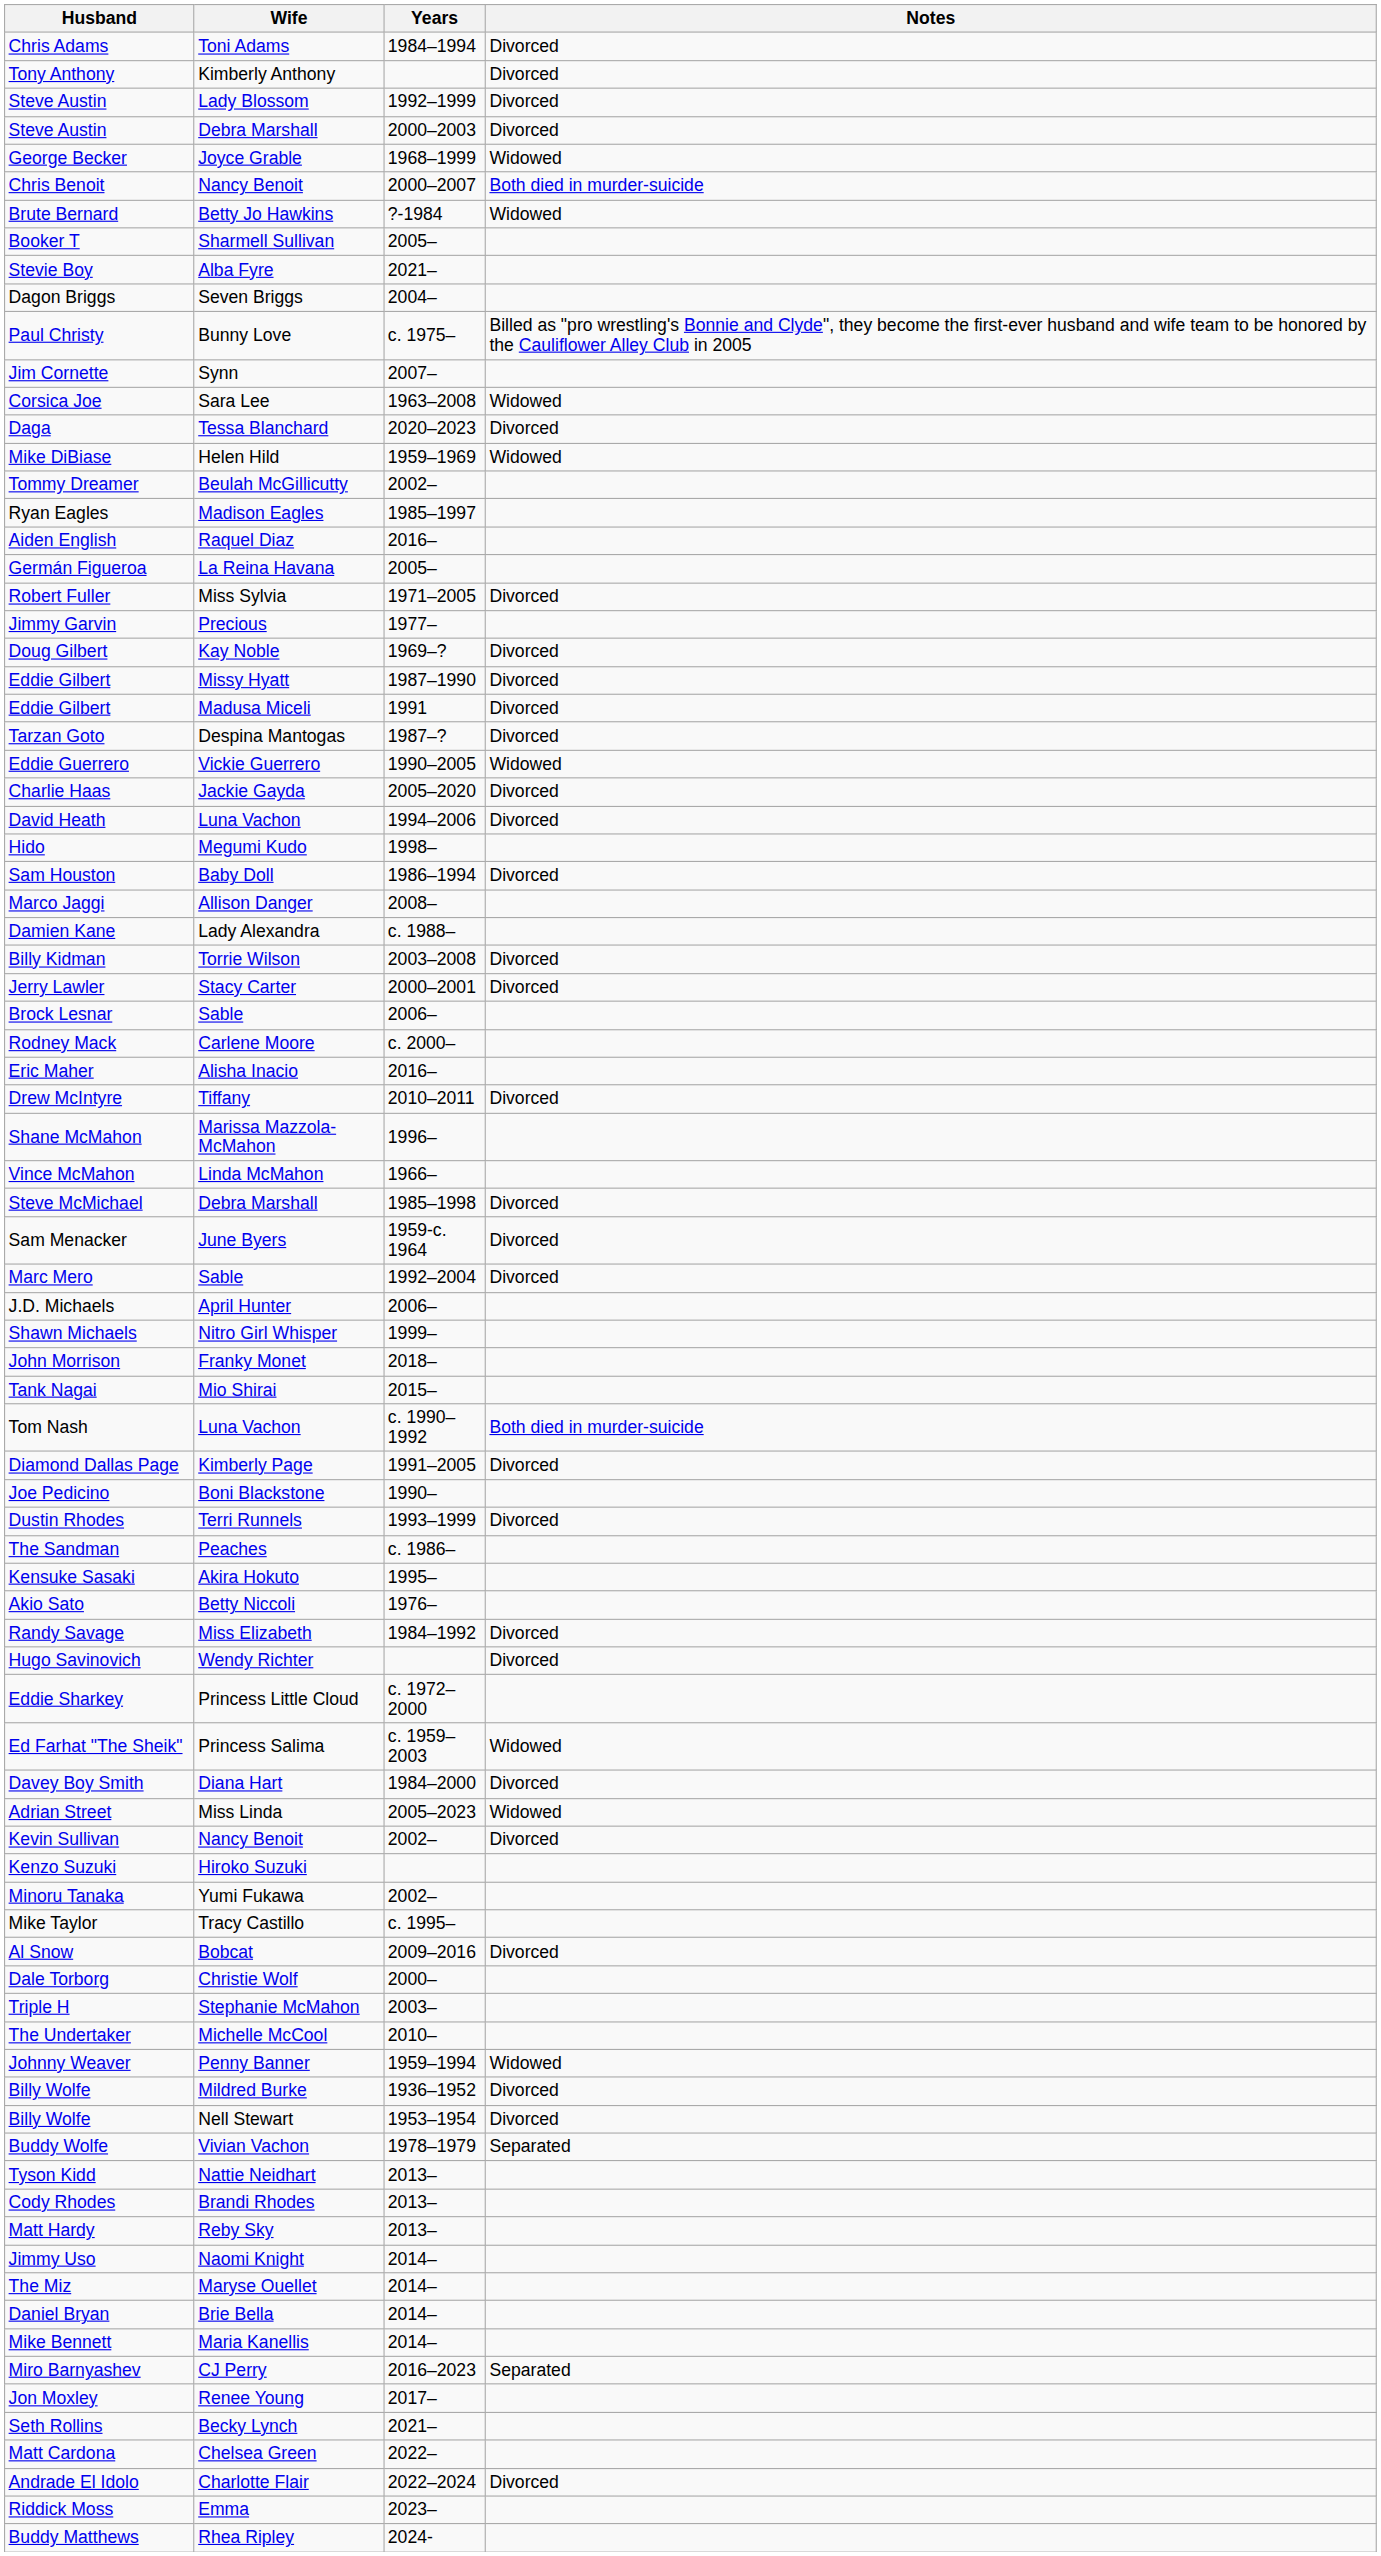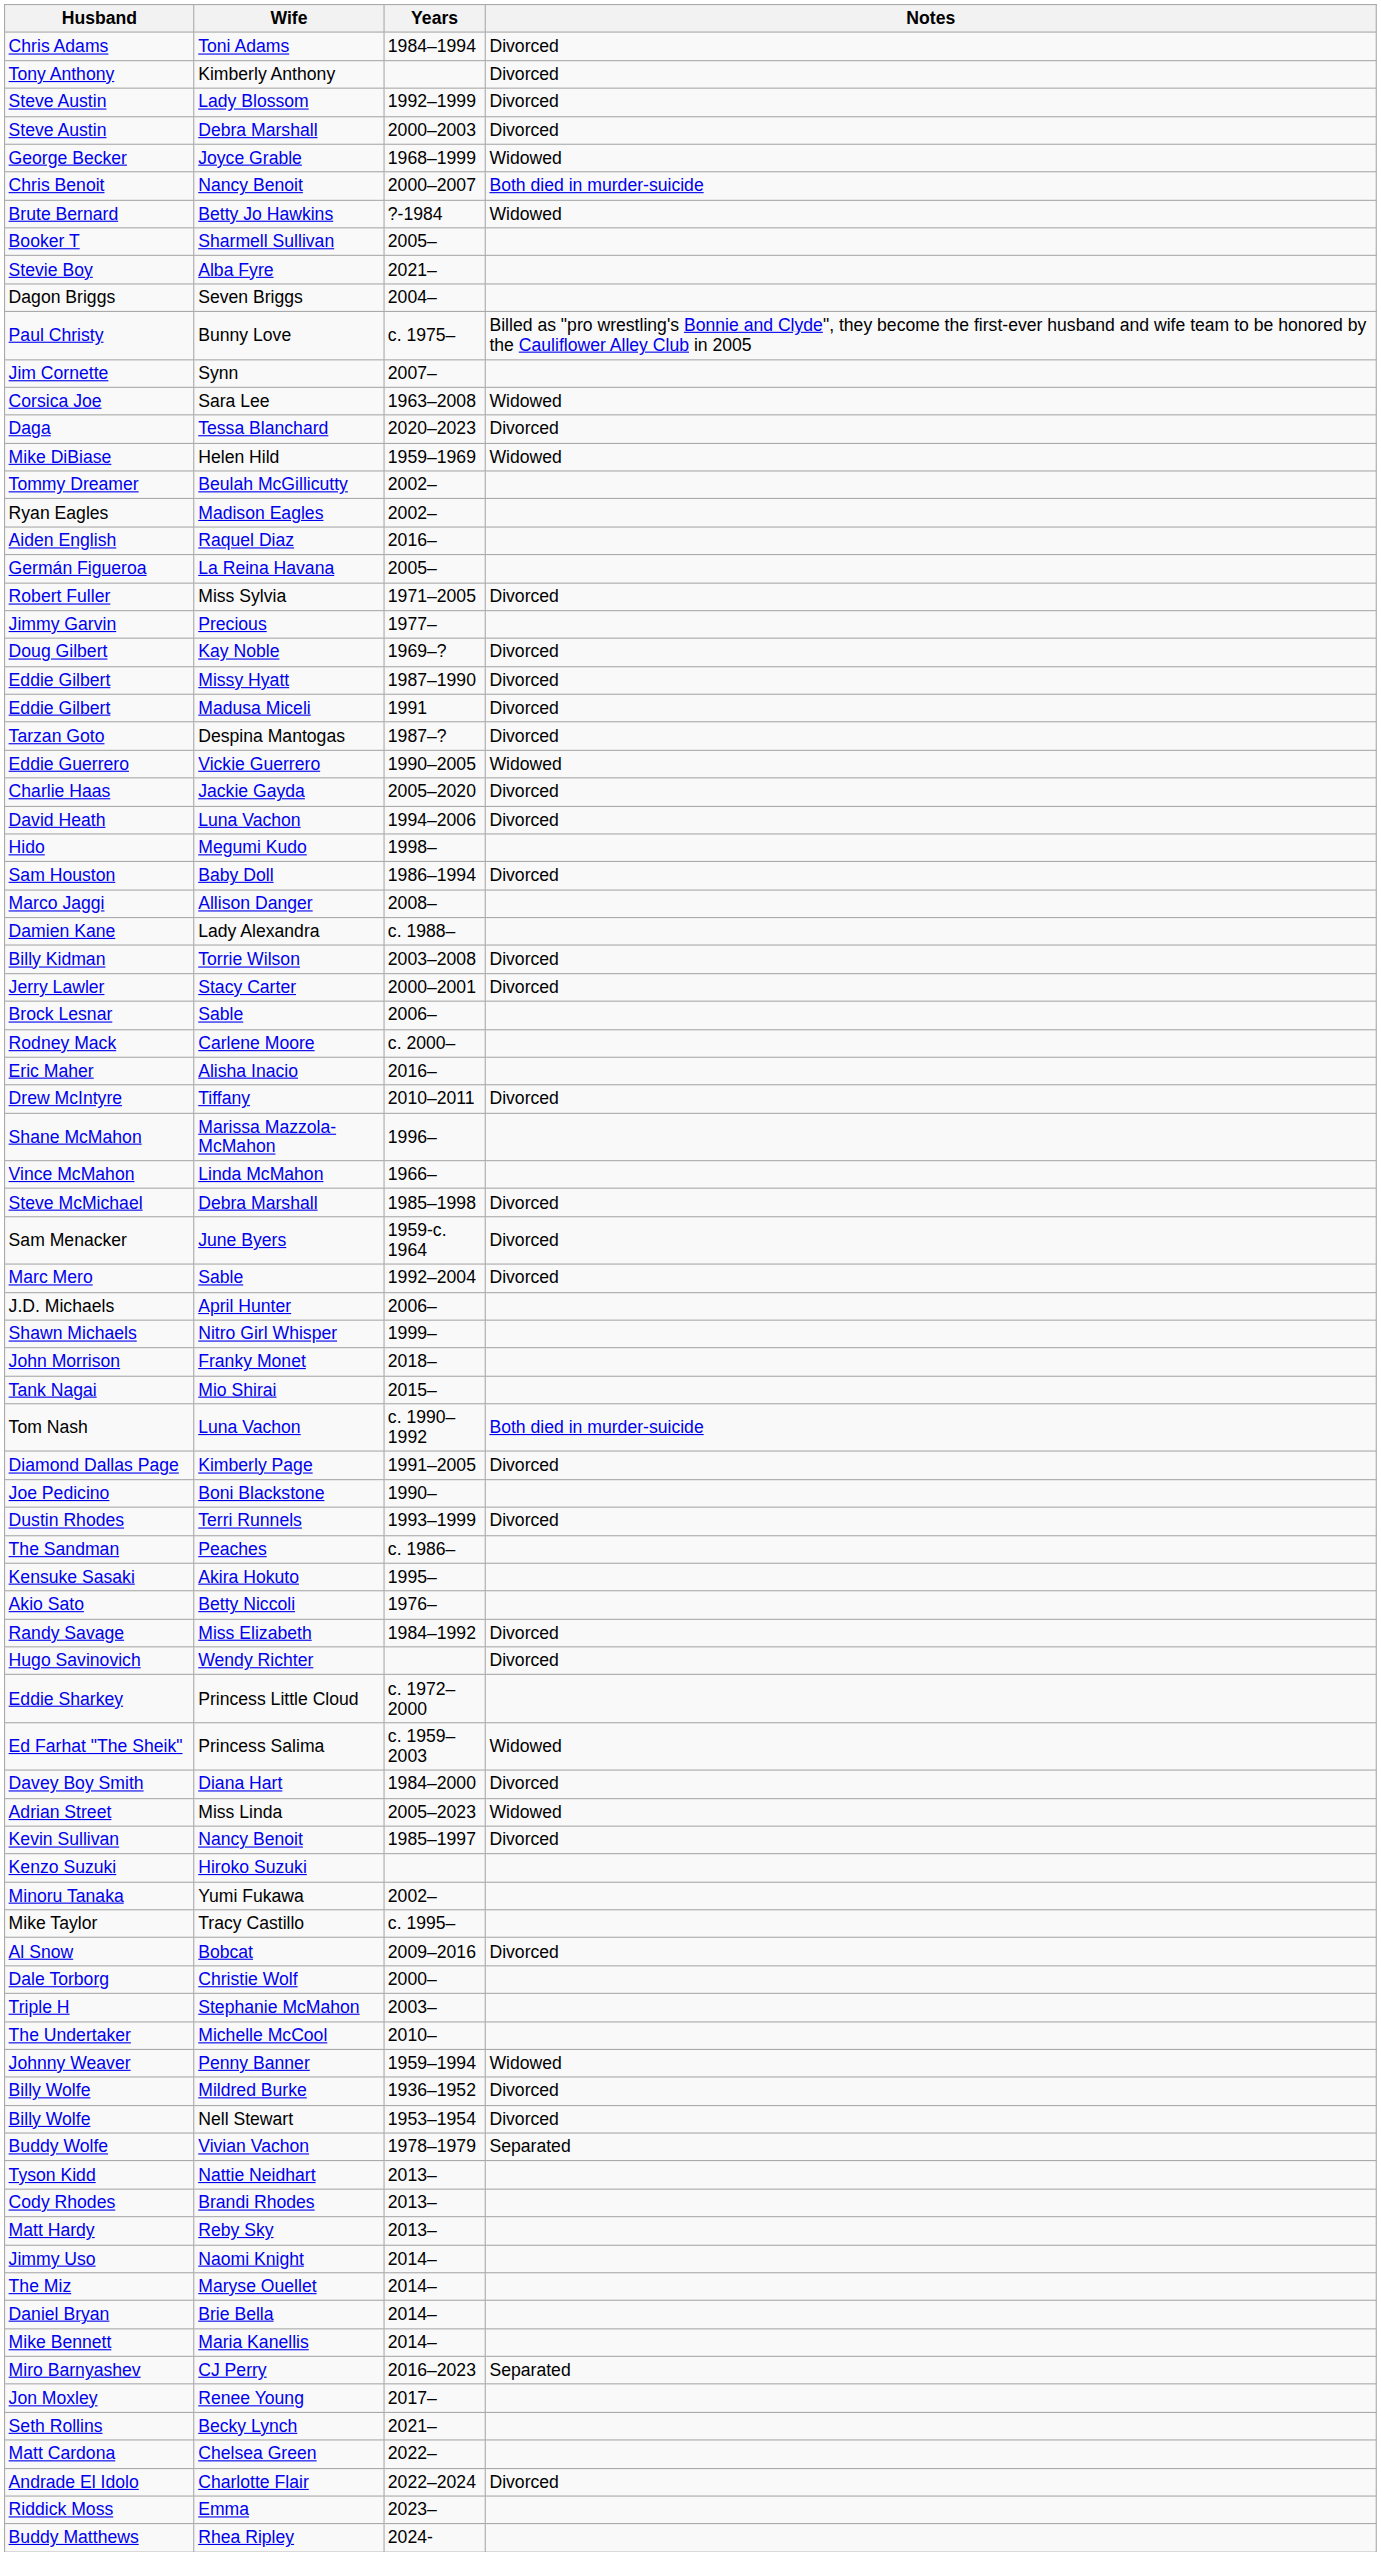(432, 512) 1985–1997 -> (412, 512) 2002–
(412, 1839) 2002– -> (432, 1839) 1985–1997
